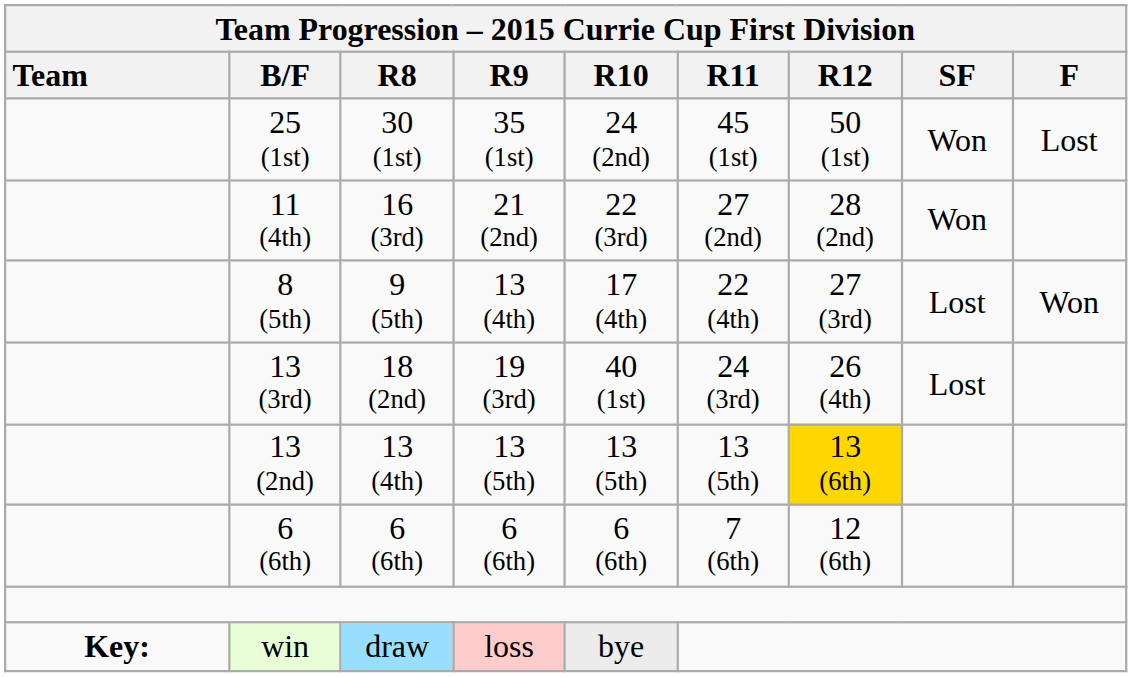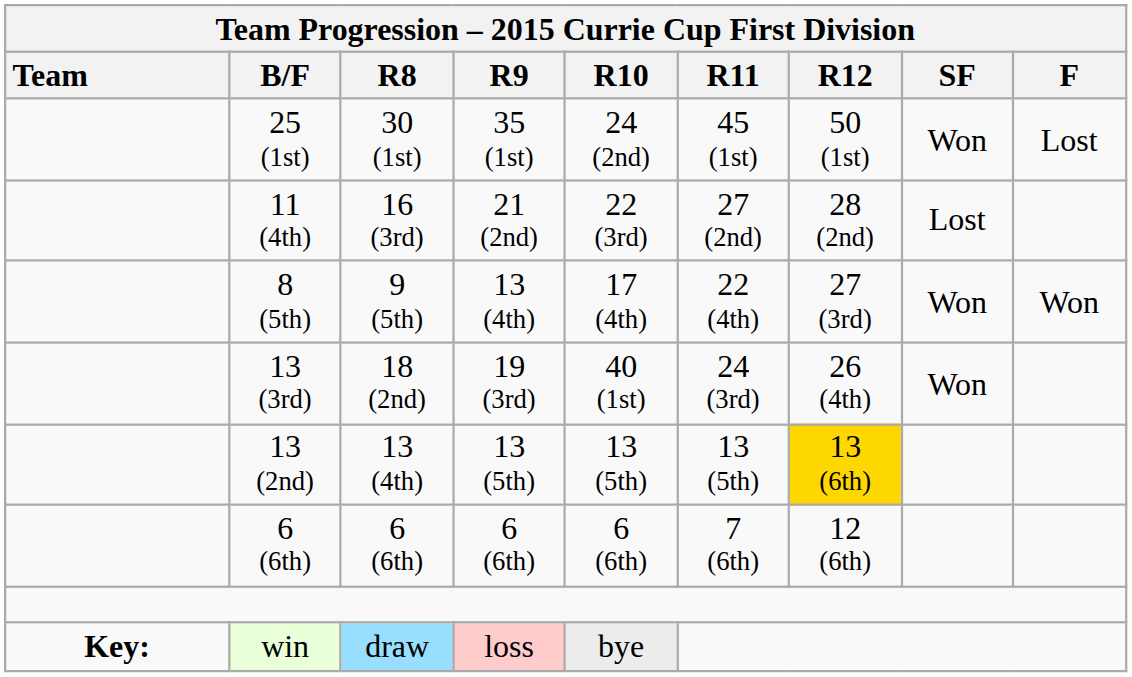(957, 221) Won -> (957, 221) Lost
(957, 302) Lost -> (957, 302) Won
(957, 383) Lost -> (957, 383) Won
